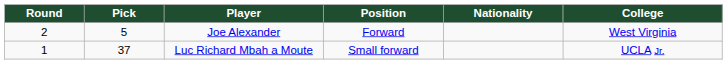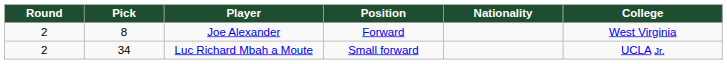(124, 31) 5 -> (124, 31) 8
(44, 50) 1 -> (44, 50) 2
(124, 50) 37 -> (124, 50) 34
